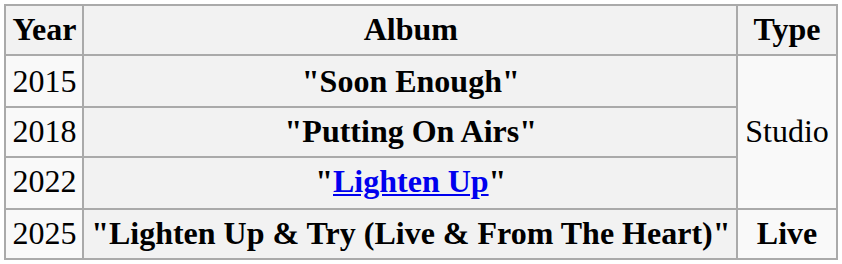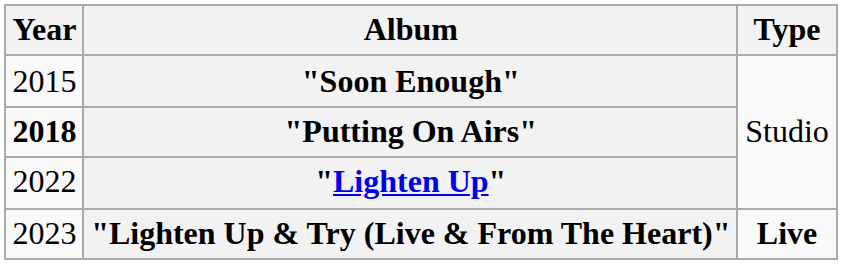(44, 131) normal -> (44, 131) bold
(44, 232) 2025 -> (44, 232) 2023
